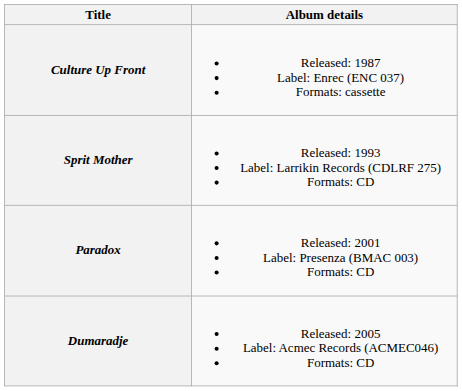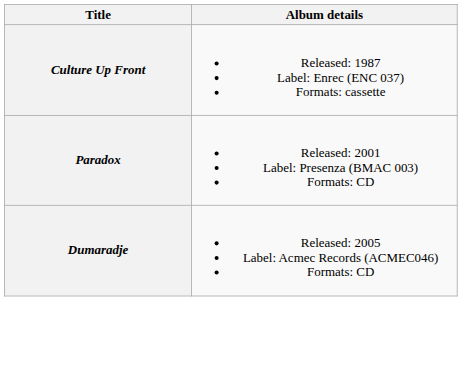- row: (98, 160)
